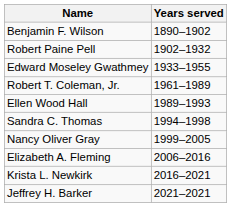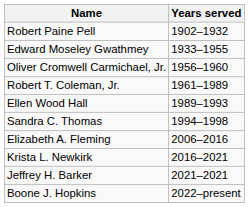- row: (55, 31)
+ row: (87, 67)
- row: (53, 139)
+ row: (51, 193)
